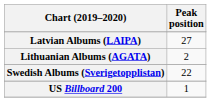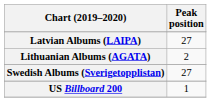(186, 72) 22 -> (186, 72) 27
